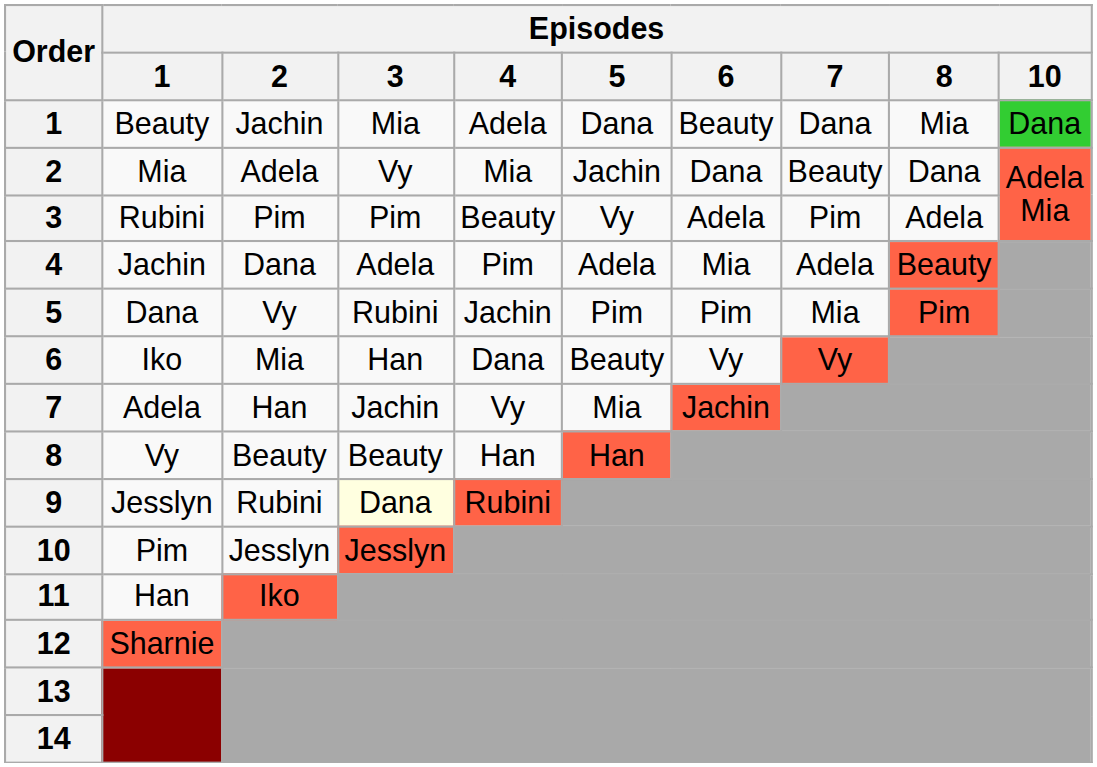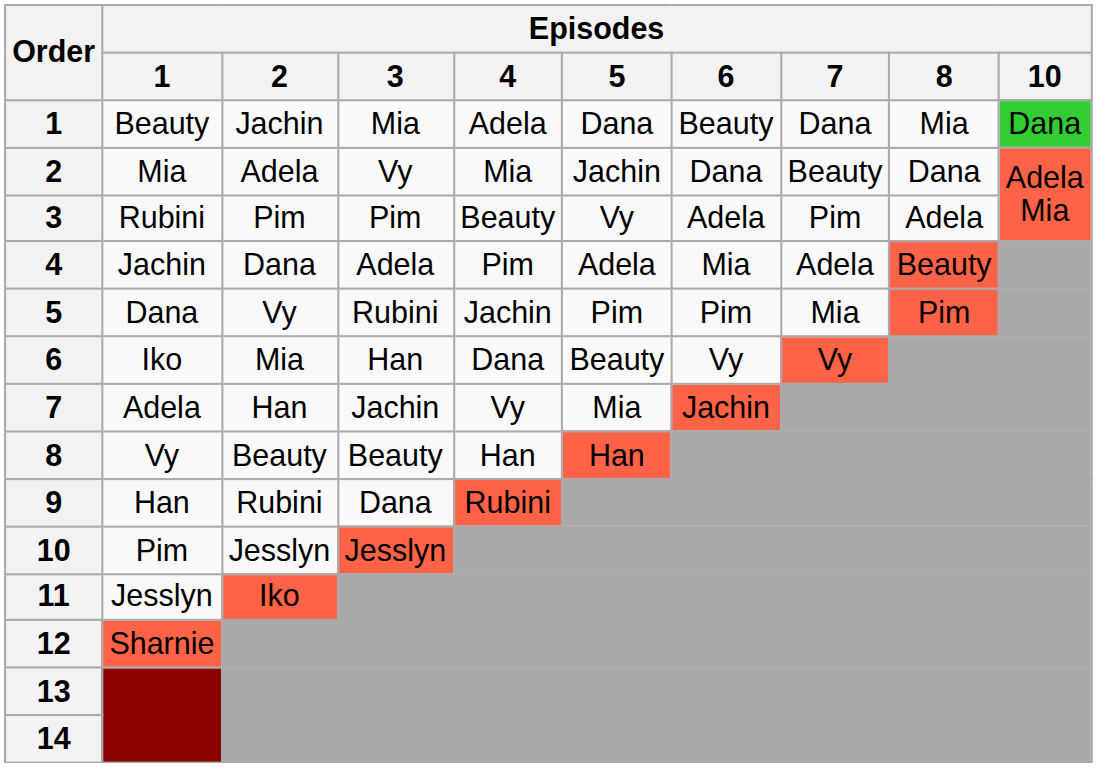(162, 502) Jesslyn -> (162, 502) Han
(395, 502) lightyellow background -> (395, 502) no background
(162, 597) Han -> (162, 597) Jesslyn
